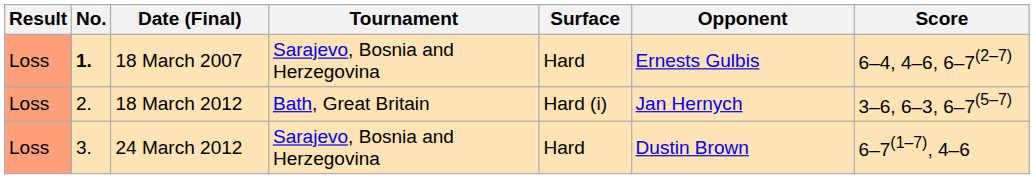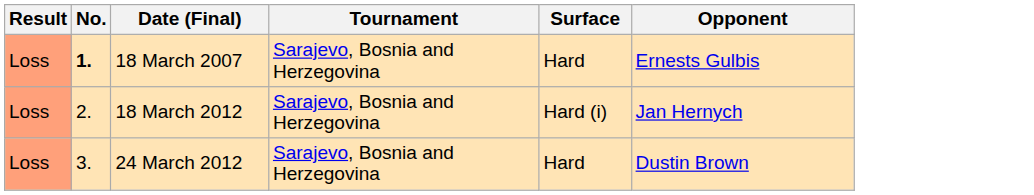- column: (942, 19)
(351, 103) Bath, Great Britain -> (363, 112) Sarajevo, Bosnia and Herzegovina
